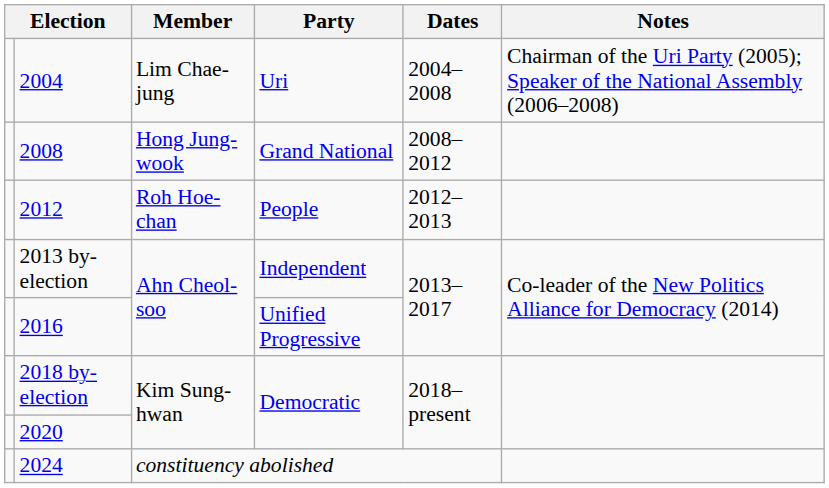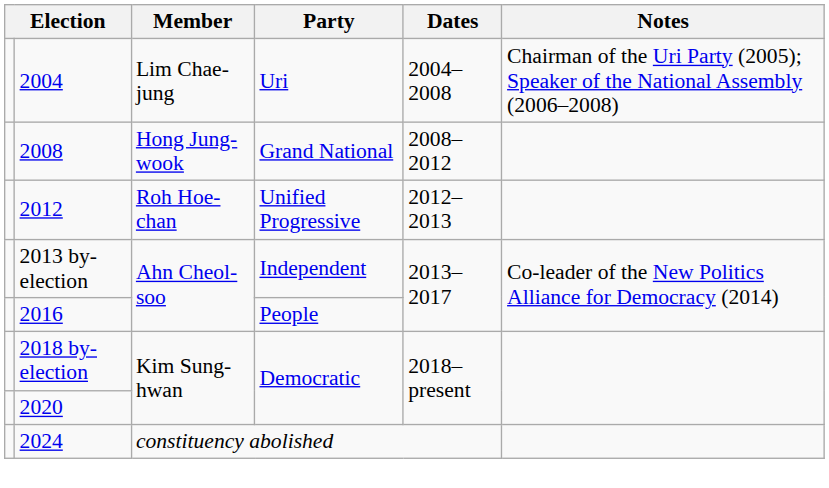(289, 209) People -> (310, 209) Unified Progressive
(310, 326) Unified Progressive -> (289, 314) People
